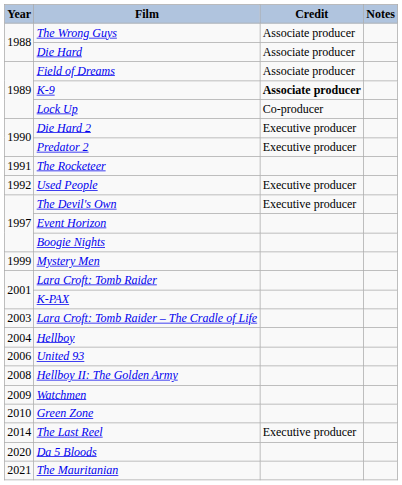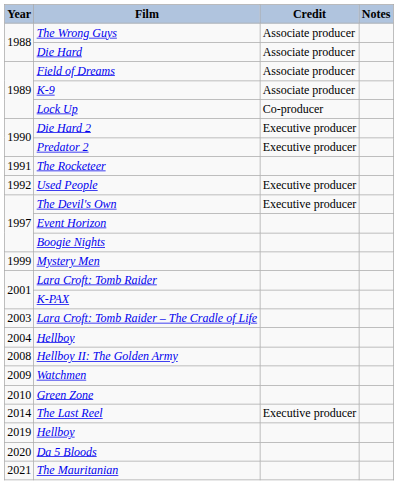(312, 90) bold -> (309, 90) normal
- row: (19, 356)
+ row: (19, 432)
